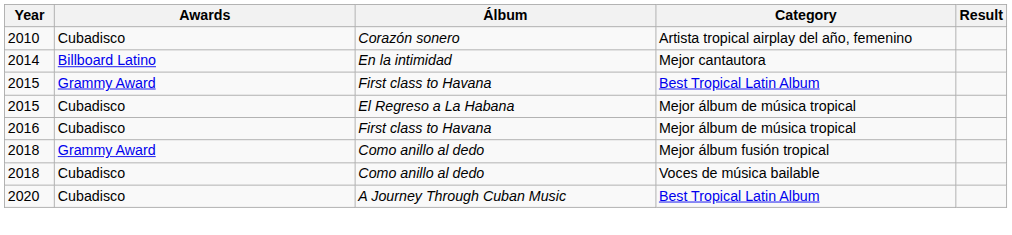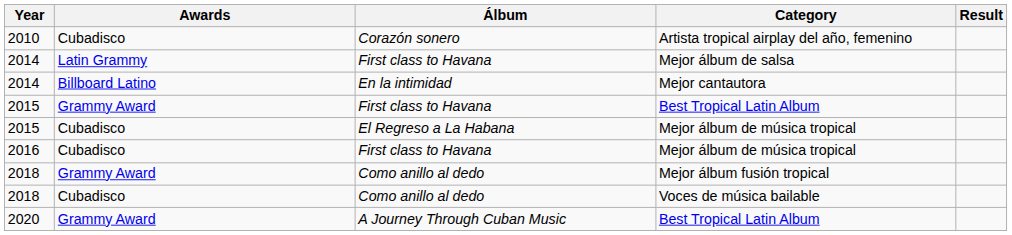+ row: (24, 60)
(91, 196) Cubadisco -> (107, 219) Grammy Award
